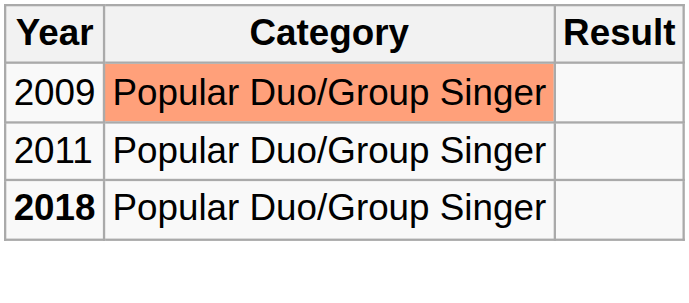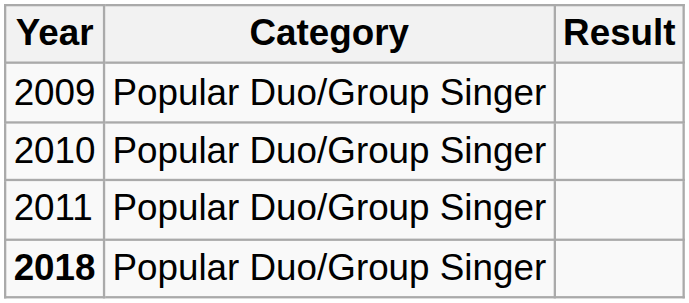(329, 92) lightsalmon background -> (329, 92) no background
+ row: (55, 150)
